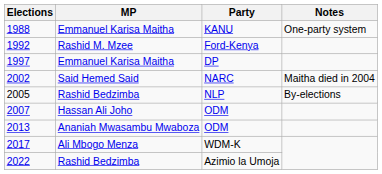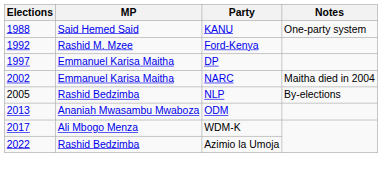(116, 29) Emmanuel Karisa Maitha -> (98, 29) Said Hemed Said
(98, 78) Said Hemed Said -> (116, 78) Emmanuel Karisa Maitha
- row: (18, 111)
